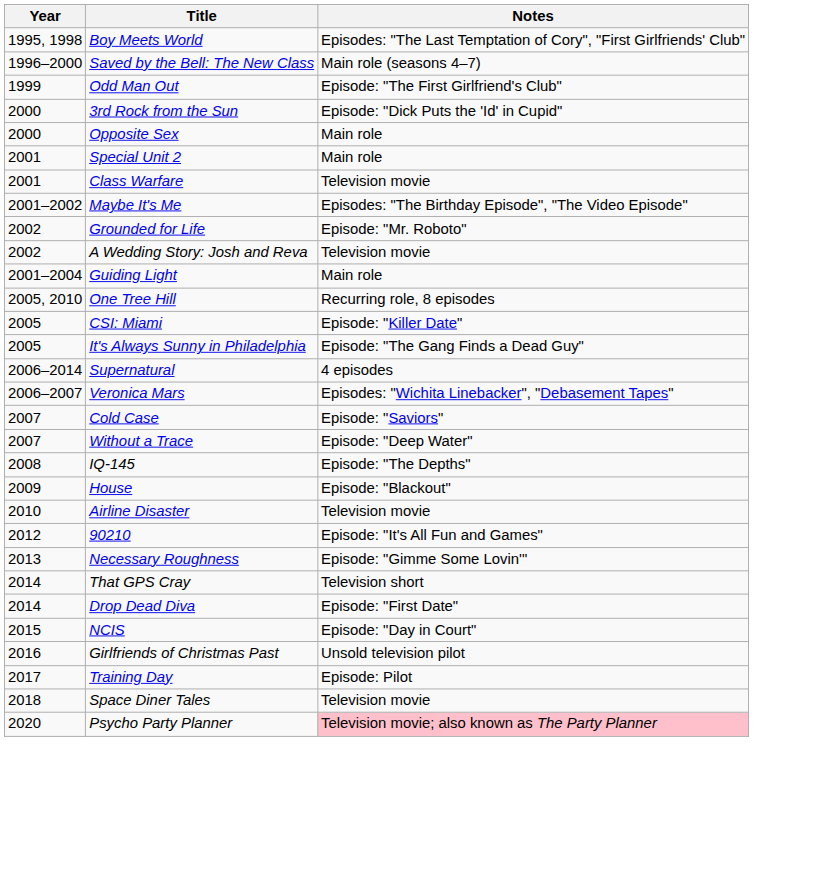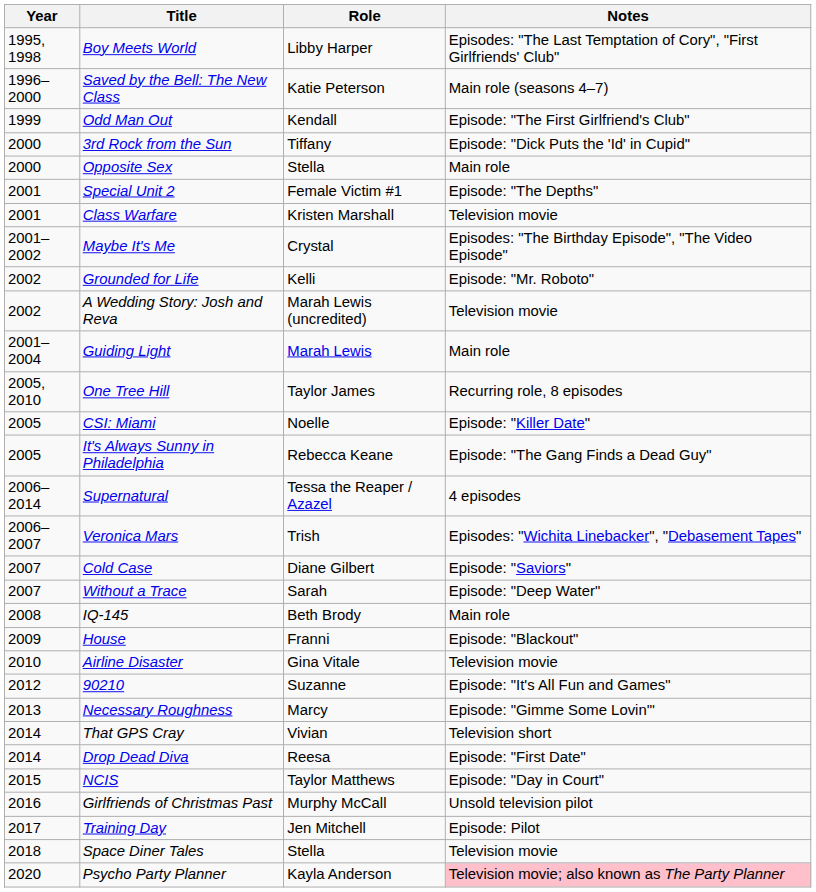+ column: (365, 16)
(352, 157) Main role -> (523, 191) Episode: "The Depths"
(396, 464) Episode: "The Depths" -> (479, 615) Main role
